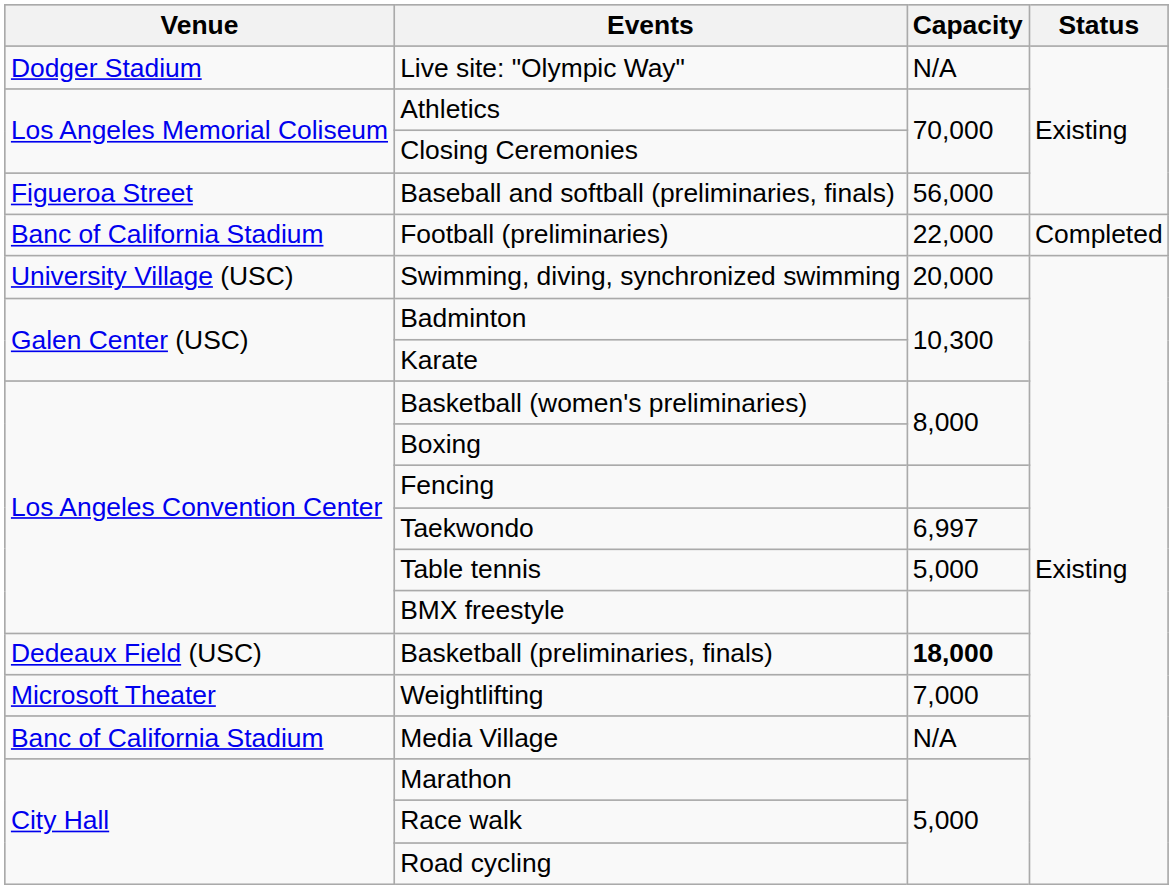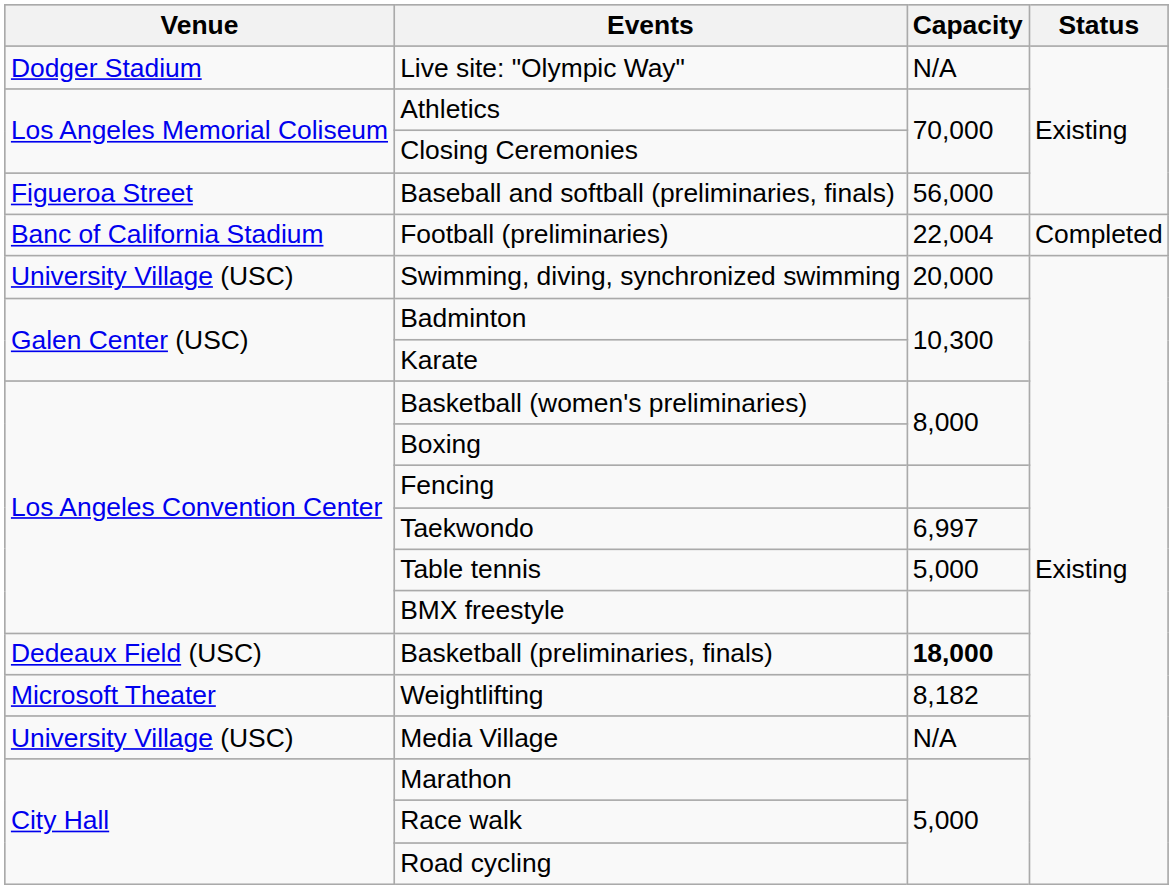(953, 234) 22,000 -> (953, 234) 22,004
(946, 695) 7,000 -> (946, 695) 8,182
(167, 737) Banc of California Stadium -> (152, 737) University Village (USC)
